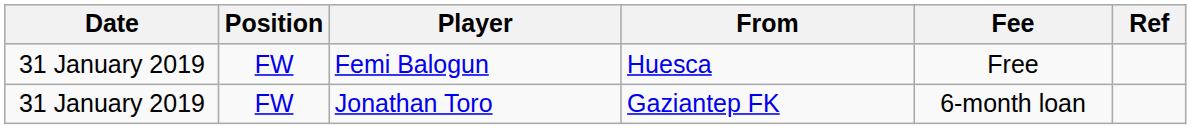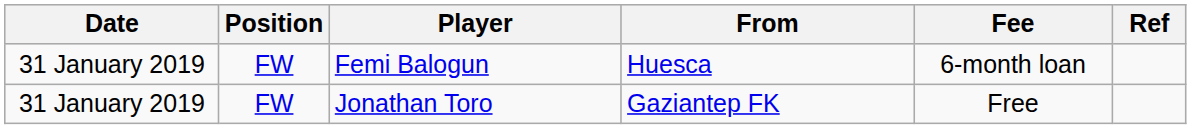(1013, 63) Free -> (1013, 63) 6-month loan
(1013, 103) 6-month loan -> (1013, 103) Free
